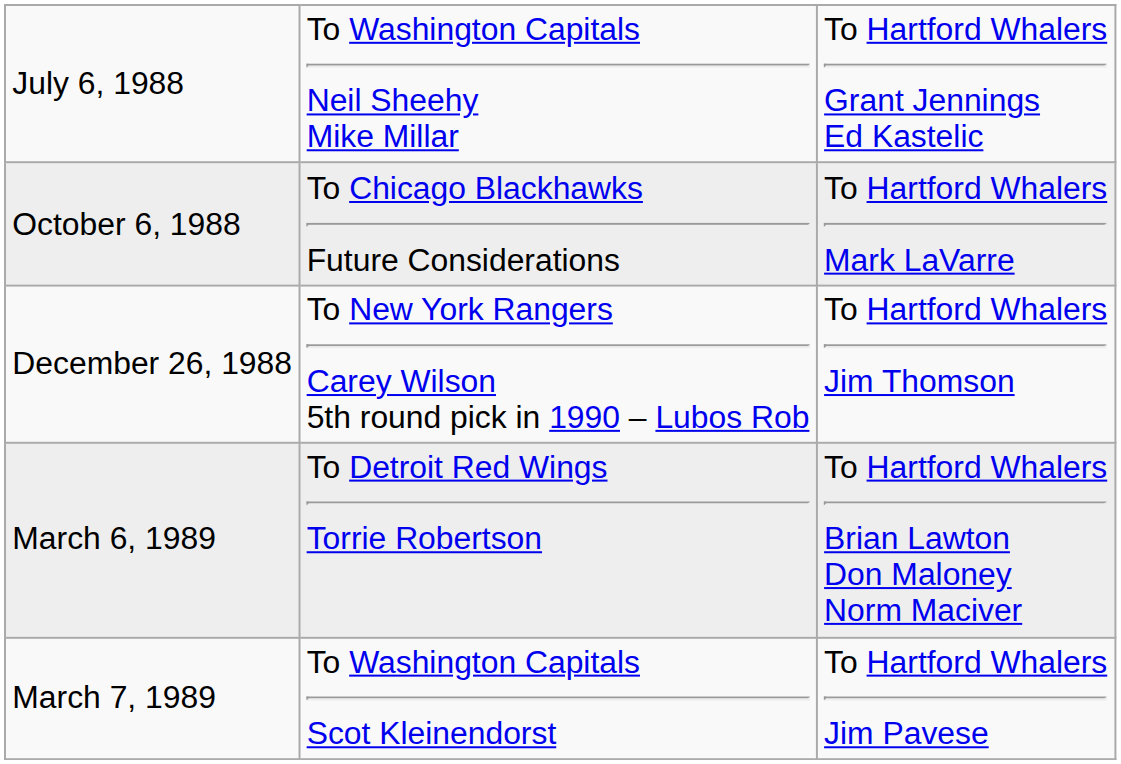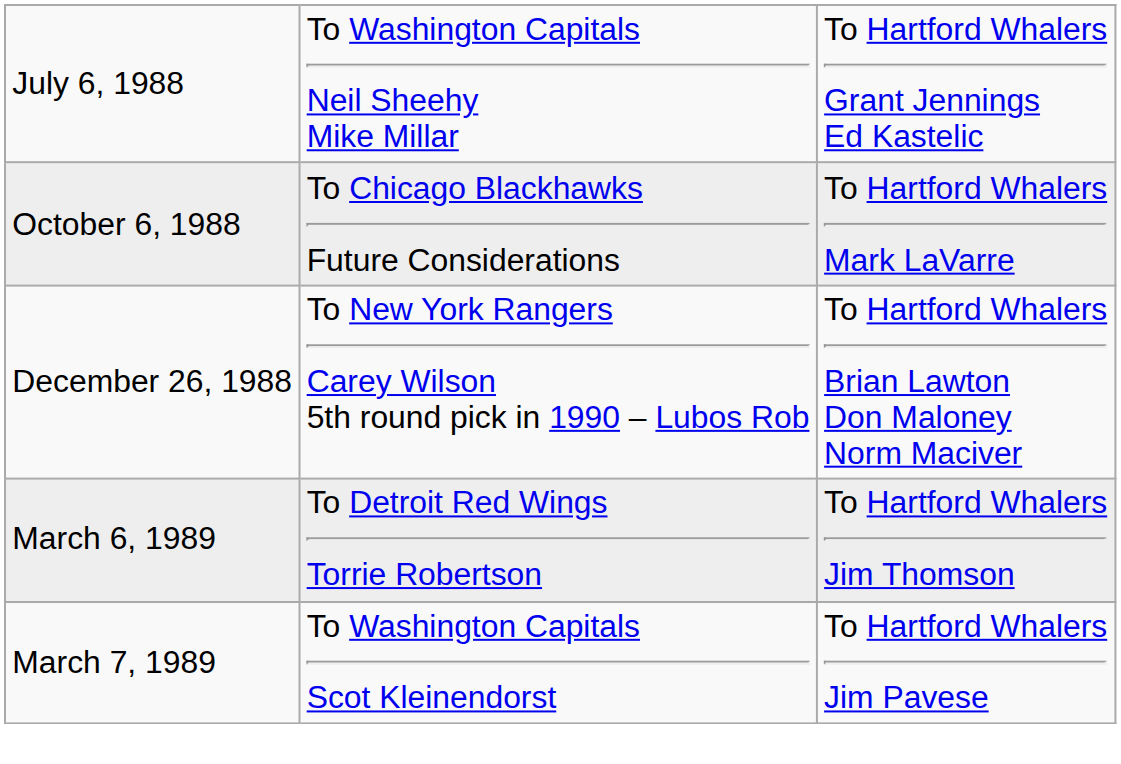(966, 345) To Hartford Whalers Jim Thomson -> (966, 381) To Hartford Whalers Brian Lawton Don Maloney Norm Maciver
(966, 539) To Hartford Whalers Brian Lawton Don Maloney Norm Maciver -> (966, 539) To Hartford Whalers Jim Thomson
